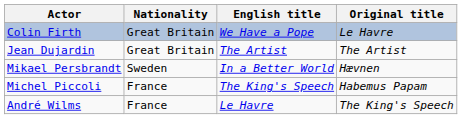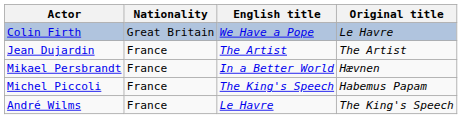(171, 50) Great Britain -> (147, 50) France
(147, 68) Sweden -> (147, 68) France
